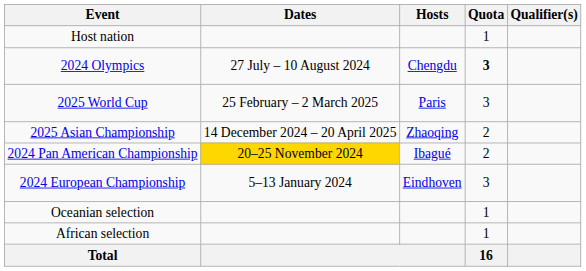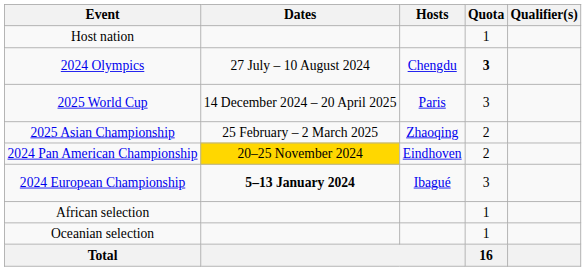(300, 102) 25 February – 2 March 2025 -> (300, 102) 14 December 2024 – 20 April 2025
(300, 132) 14 December 2024 – 20 April 2025 -> (300, 132) 25 February – 2 March 2025
(432, 153) Ibagué -> (432, 153) Eindhoven
(300, 182) normal -> (300, 182) bold
(432, 182) Eindhoven -> (432, 182) Ibagué
rows swapped: (103, 233) <-> (103, 212)
